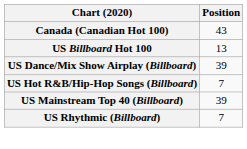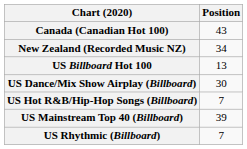+ row: (102, 48)
(221, 65) 39 -> (221, 83) 30
